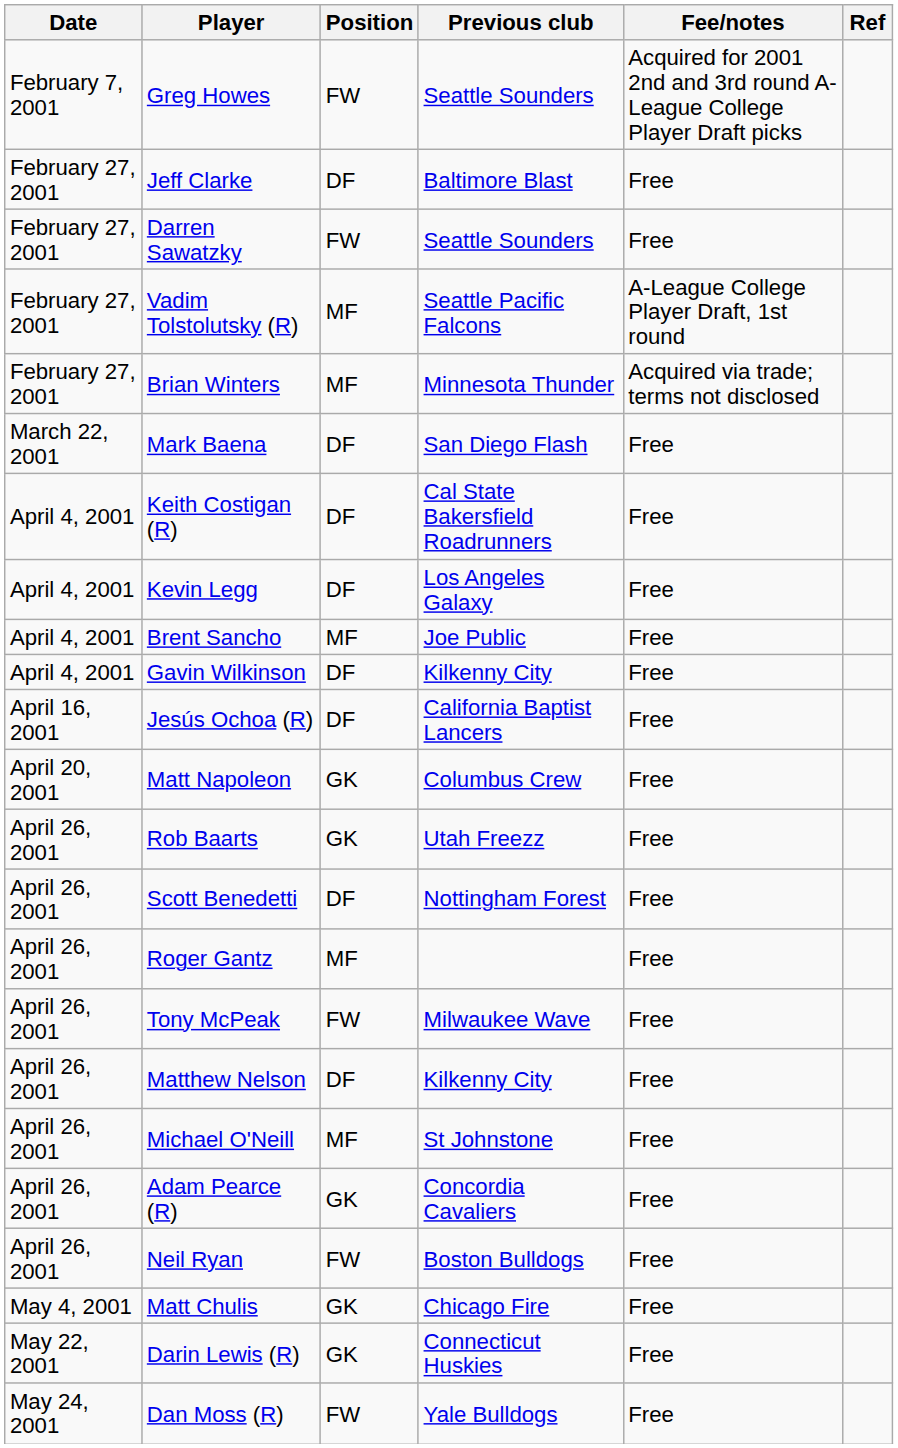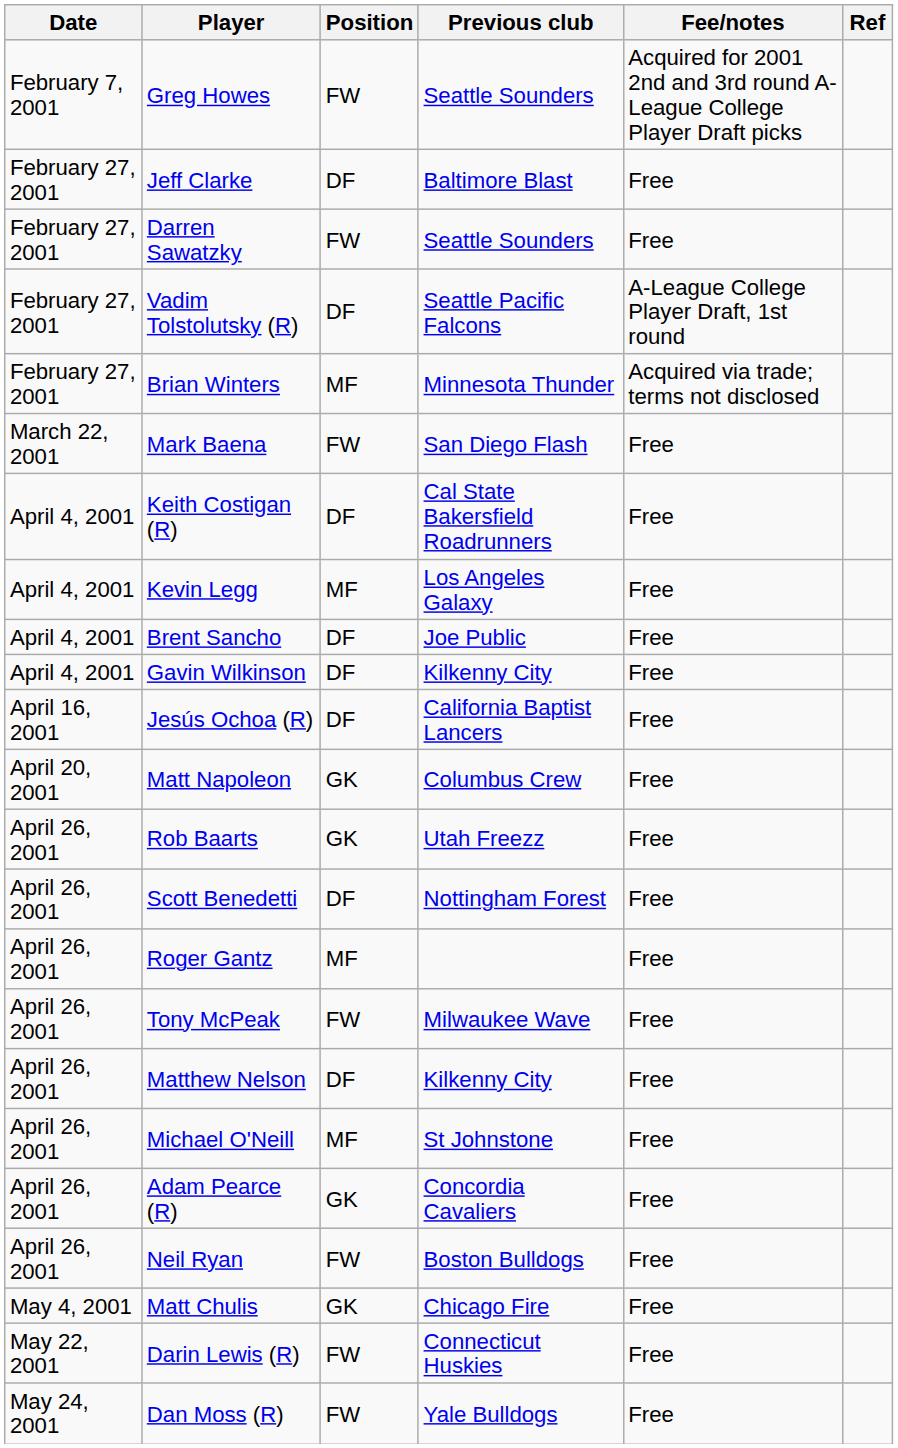(342, 312) MF -> (341, 312) DF
(341, 444) DF -> (343, 444) FW
(341, 589) DF -> (342, 589) MF
(342, 637) MF -> (341, 637) DF
(342, 1354) GK -> (343, 1354) FW
